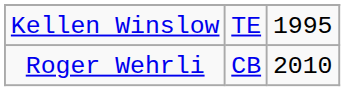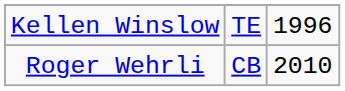(303, 25) 1995 -> (303, 25) 1996
